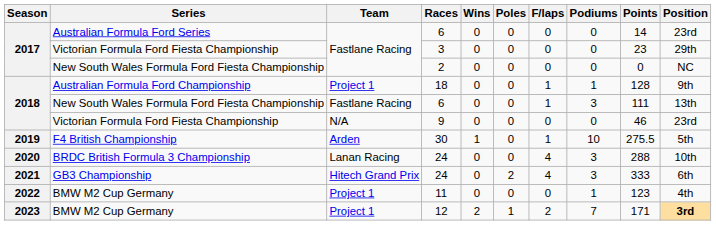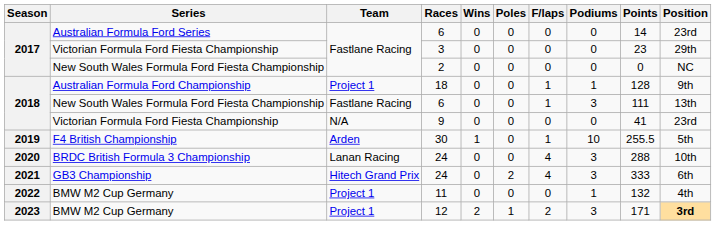(640, 122) 46 -> (640, 122) 41
(640, 140) 275.5 -> (640, 140) 255.5
(640, 193) 123 -> (640, 193) 132
(594, 211) 7 -> (594, 211) 3
